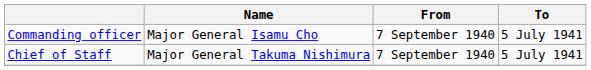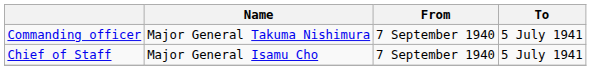(233, 35) Major General Isamu Cho -> (259, 35) Major General Takuma Nishimura
(259, 55) Major General Takuma Nishimura -> (233, 55) Major General Isamu Cho
